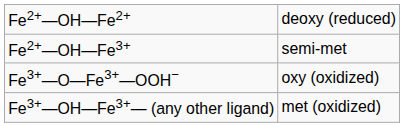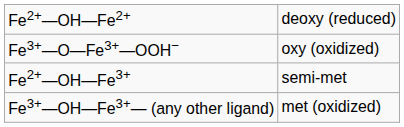rows swapped: (69, 48) <-> (94, 78)
